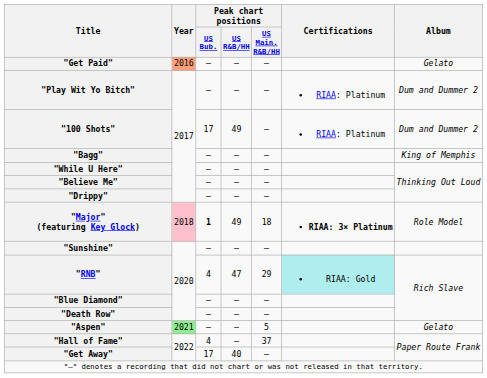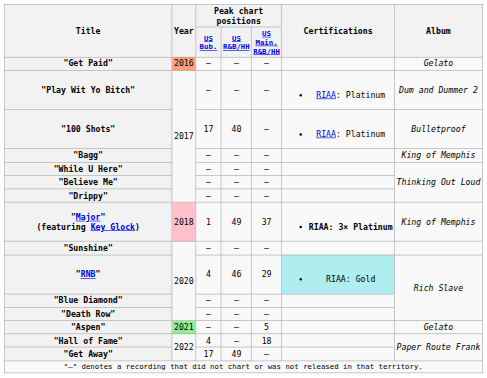(236, 129) 49 -> (236, 129) 40
(438, 129) Dum and Dummer 2 -> (438, 129) Bulletproof
(208, 222) bold -> (208, 222) normal
(267, 222) 18 -> (267, 222) 37
(438, 222) Role Model -> (438, 222) King of Memphis
(236, 274) 47 -> (236, 274) 46
(267, 341) 37 -> (267, 341) 18
(236, 354) 40 -> (236, 354) 49
